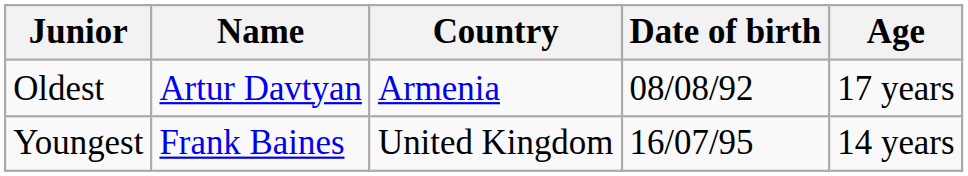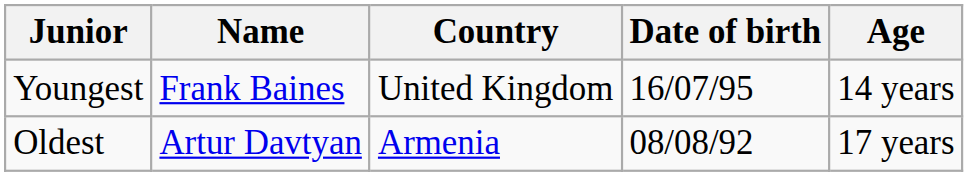rows swapped: (78, 142) <-> (59, 87)
